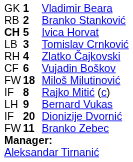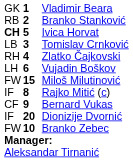(11, 68) CF -> (11, 68) LH
(29, 80) 18 -> (29, 80) 15
(11, 104) LH -> (11, 104) CF
(29, 128) 11 -> (29, 128) 10
